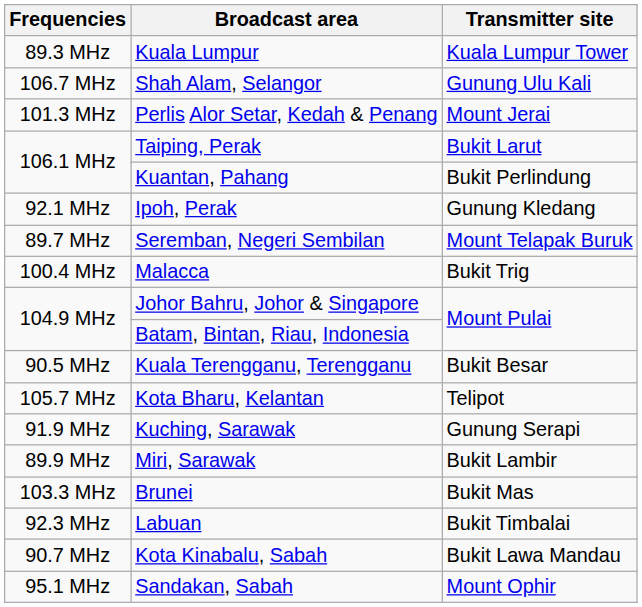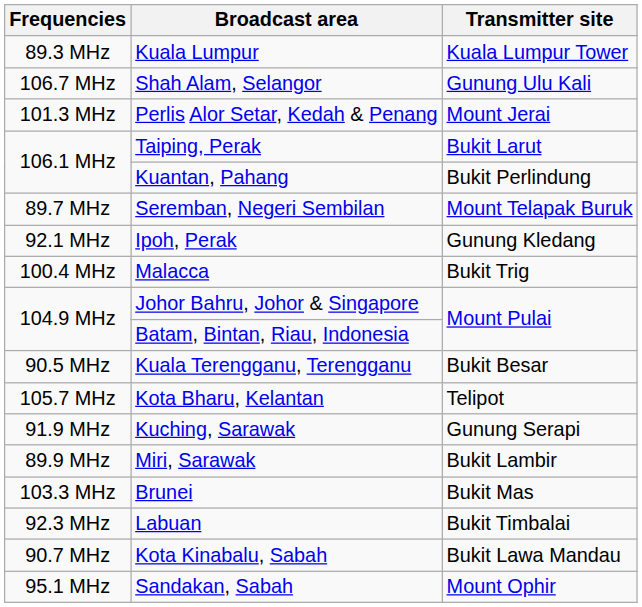rows swapped: (186, 209) <-> (260, 240)
